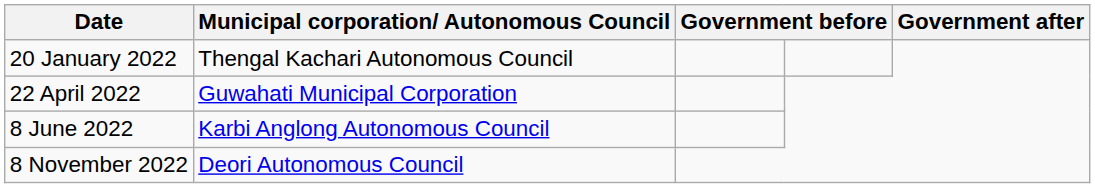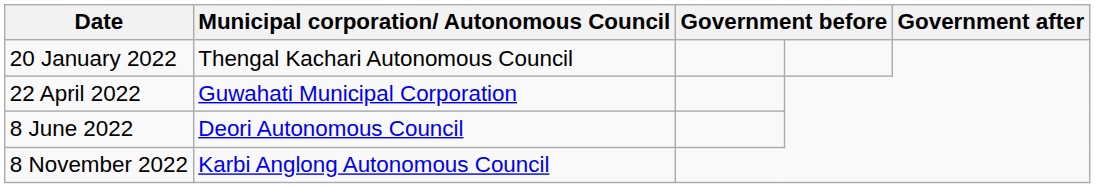(374, 128) Karbi Anglong Autonomous Council -> (331, 128) Deori Autonomous Council
(331, 164) Deori Autonomous Council -> (374, 164) Karbi Anglong Autonomous Council
